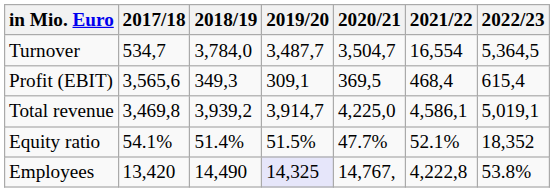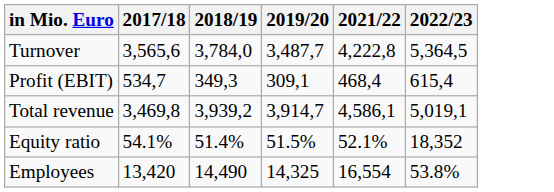- column: (369, 19)
(144, 50) 534,7 -> (151, 50) 3,565,6
(436, 50) 16,554 -> (367, 50) 4,222,8
(151, 80) 3,565,6 -> (144, 80) 534,7
(293, 171) lavender background -> (293, 171) no background
(439, 171) 4,222,8 -> (364, 171) 16,554
